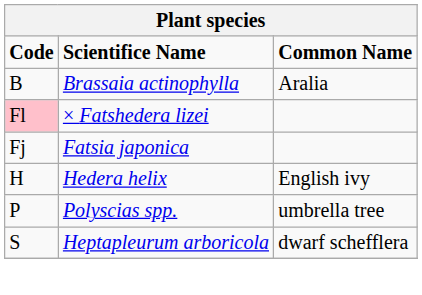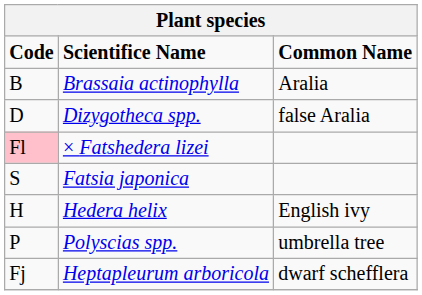+ row: (132, 115)
(18, 147) Fj -> (15, 178) S
(15, 242) S -> (18, 274) Fj
